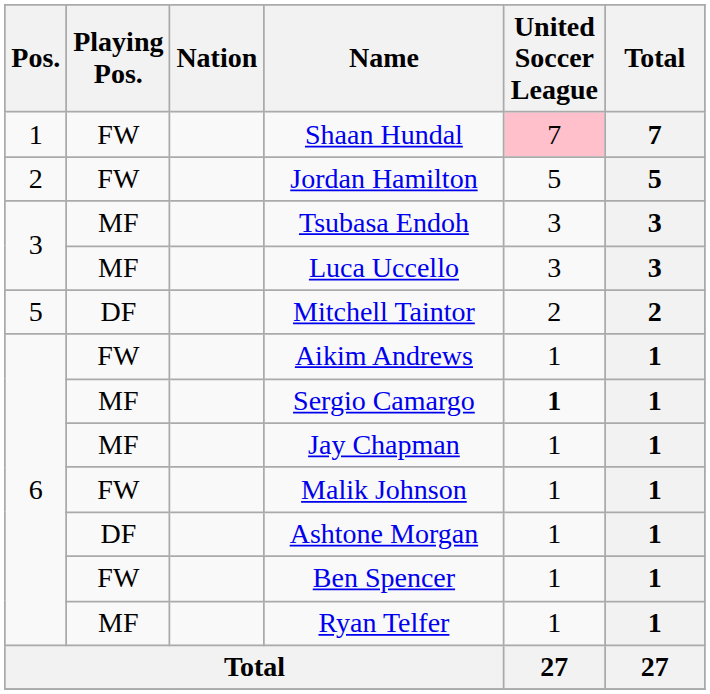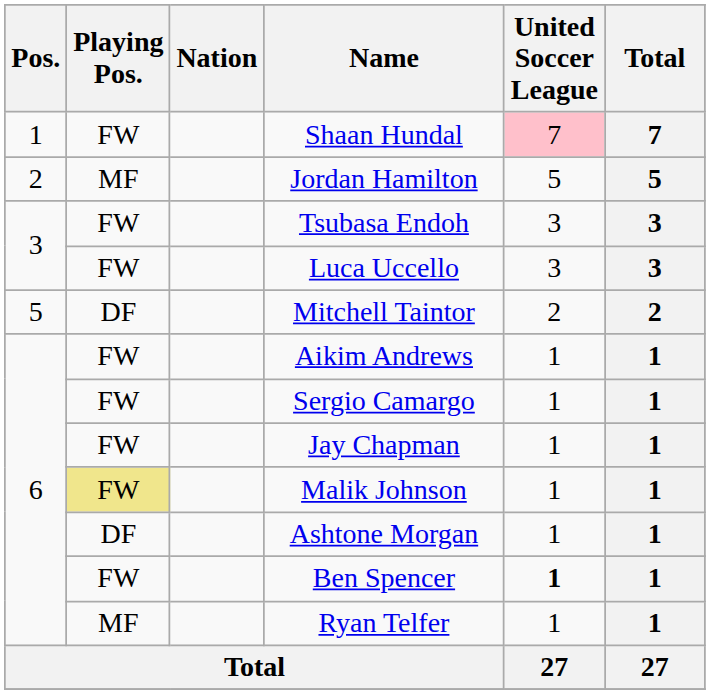(118, 178) FW -> (118, 178) MF
(118, 222) MF -> (118, 222) FW
(118, 267) MF -> (118, 267) FW
(118, 400) MF -> (118, 400) FW
(554, 400) bold -> (554, 400) normal
(118, 444) MF -> (118, 444) FW
(118, 489) no background -> (118, 489) khaki background
(554, 578) normal -> (554, 578) bold
